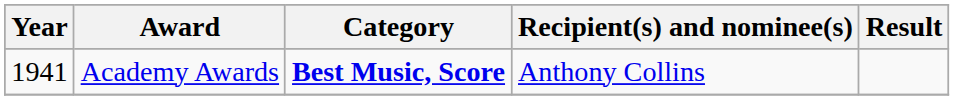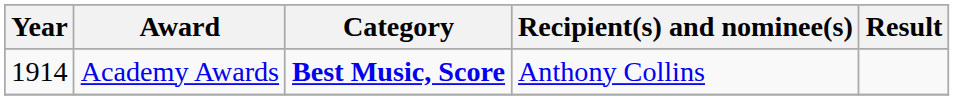(40, 71) 1941 -> (40, 71) 1914
